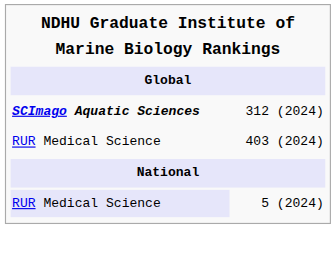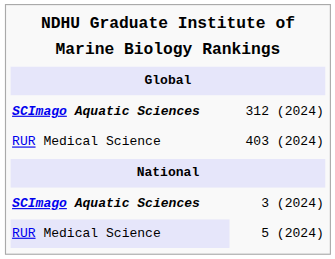+ row: (292, 202)
